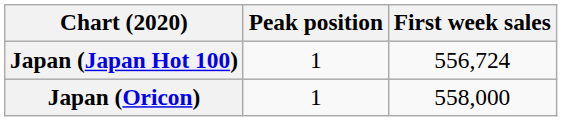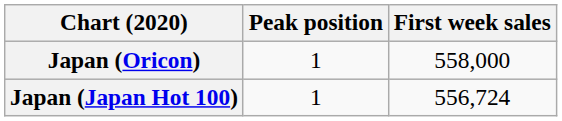rows swapped: (124, 60) <-> (124, 97)
